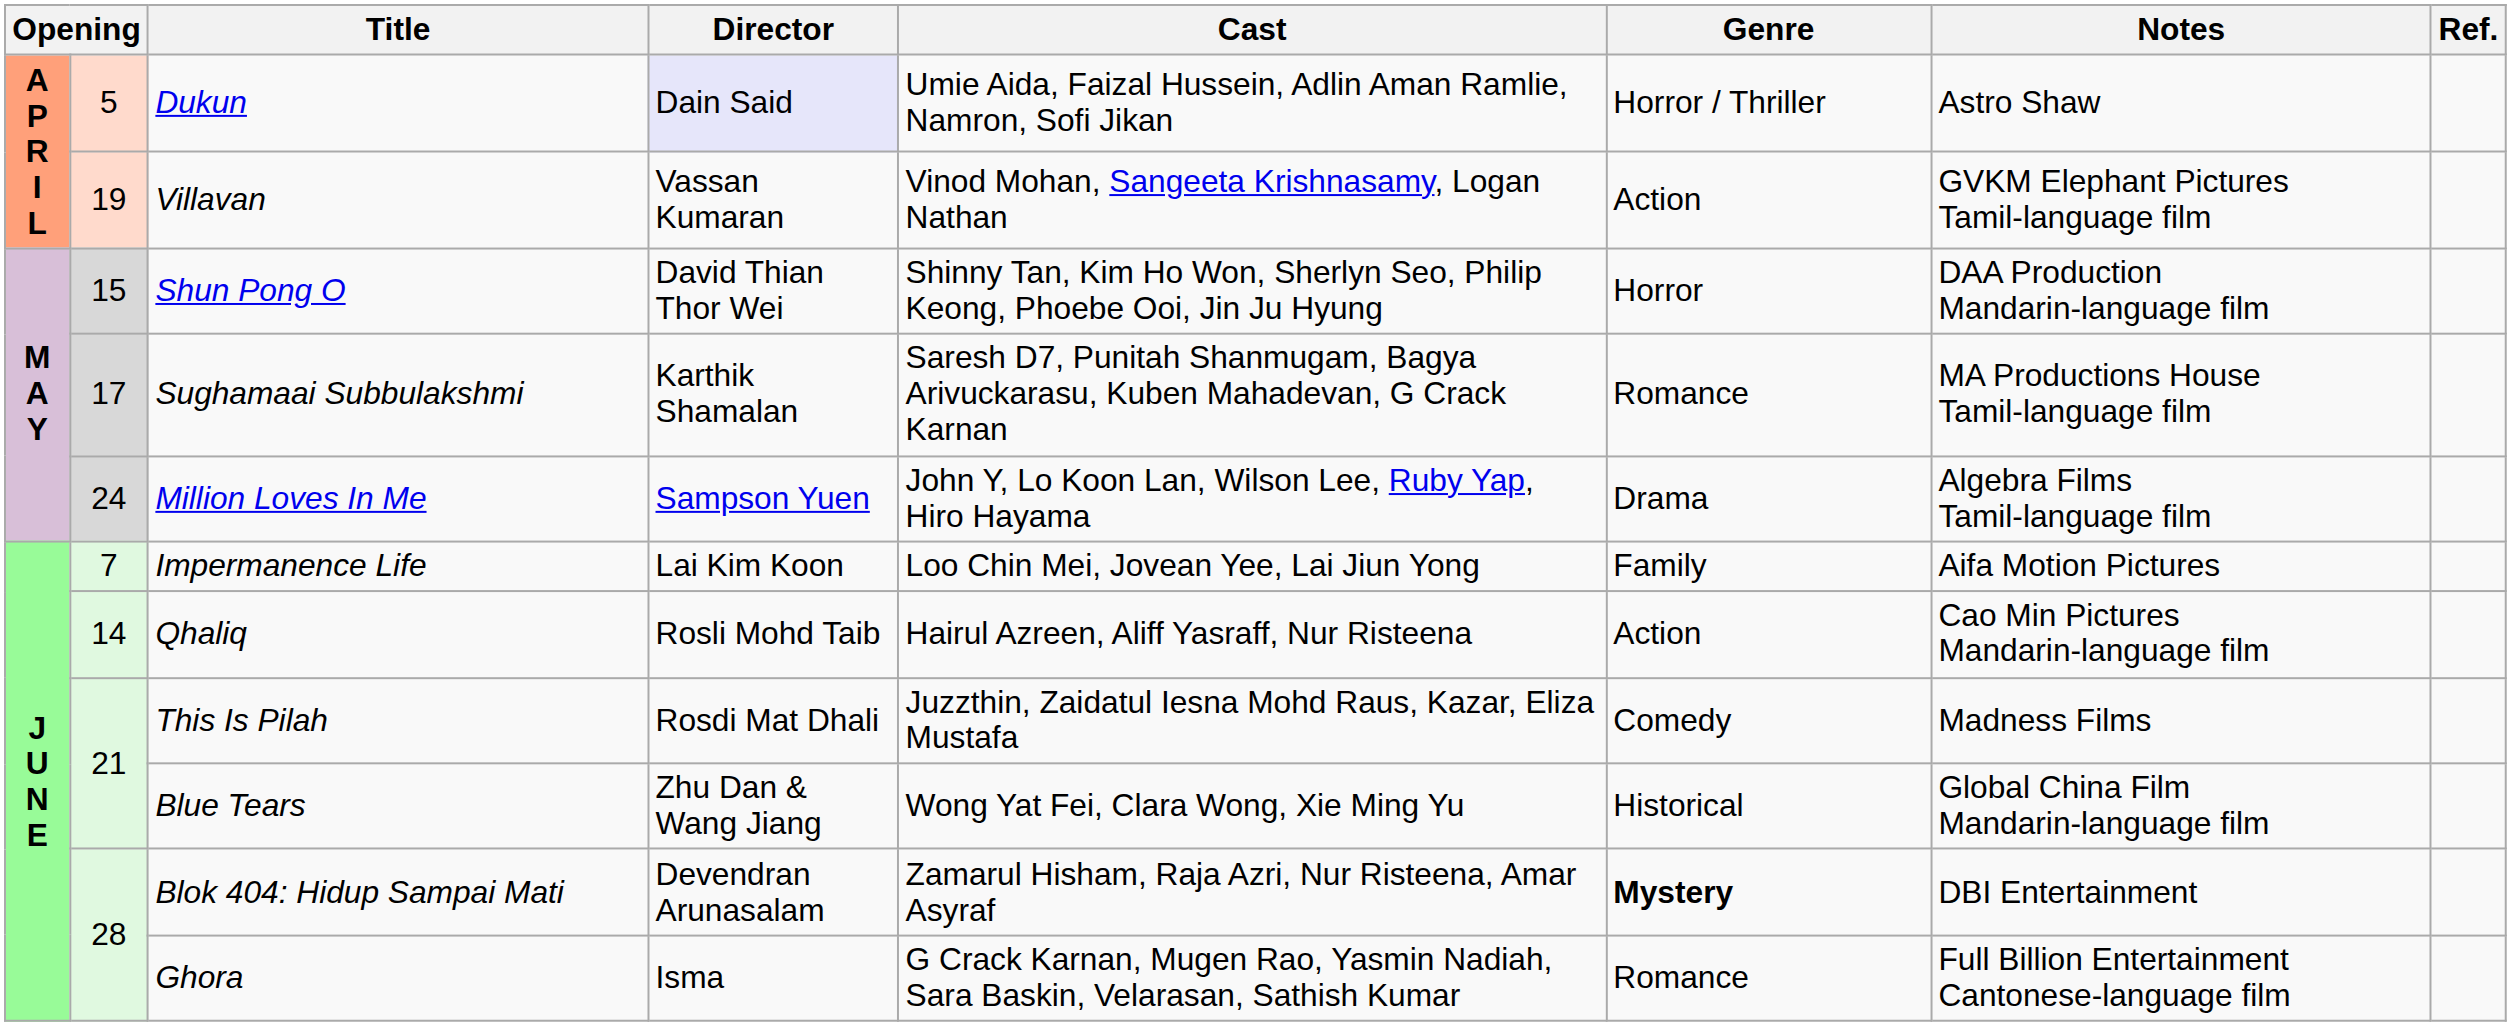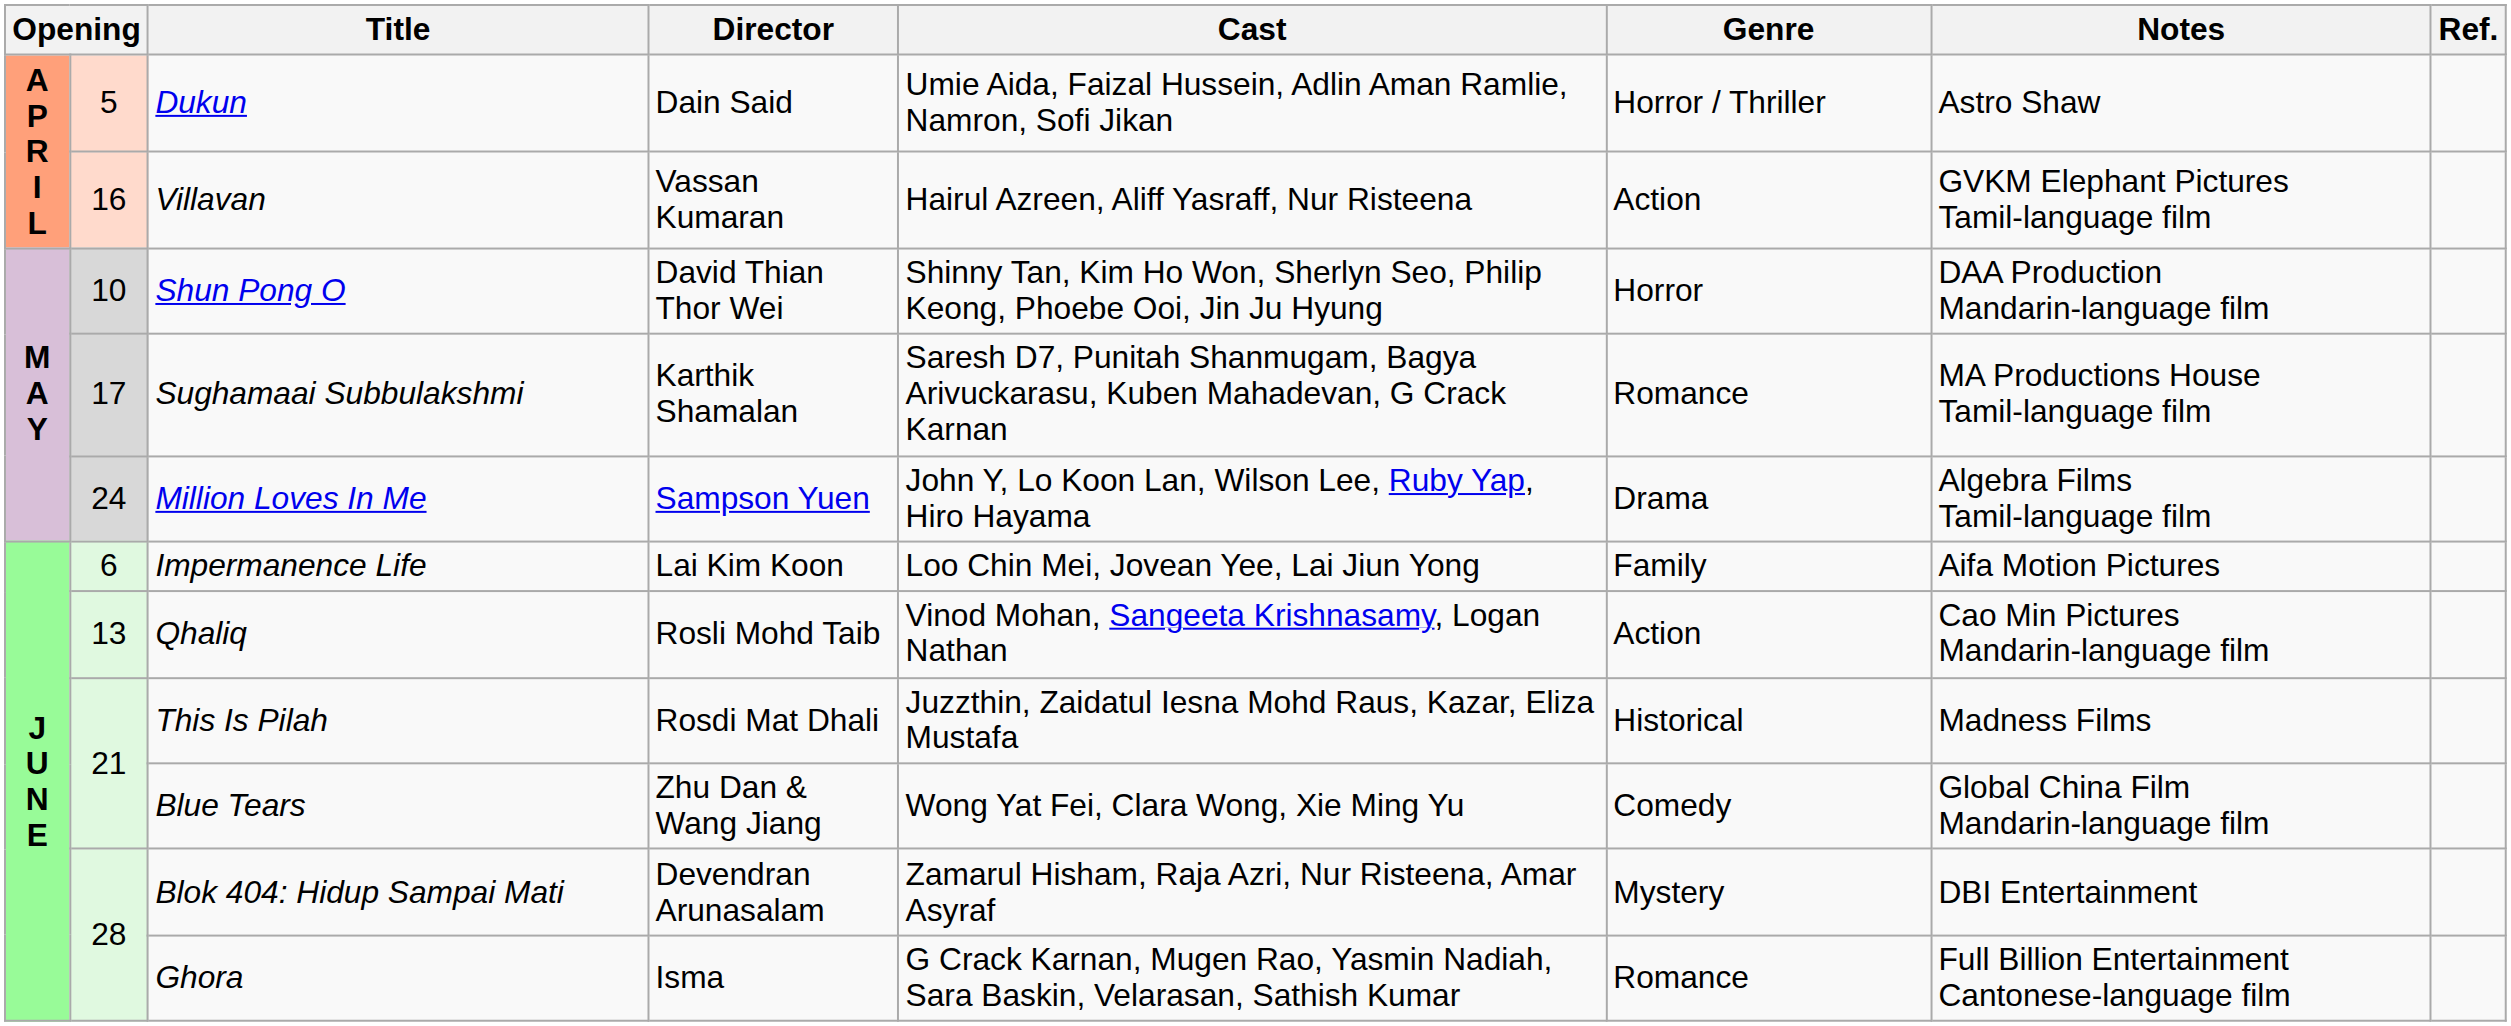(724, 102) lavender background -> (724, 102) no background
(109, 199) 19 -> (109, 199) 16
(1223, 199) Vinod Mohan, Sangeeta Krishnasamy, Logan Nathan -> (1189, 199) Hairul Azreen, Aliff Yasraff, Nur Risteena
(109, 290) 15 -> (109, 290) 10
(109, 565) 7 -> (109, 565) 6
(109, 634) 14 -> (109, 634) 13
(1189, 634) Hairul Azreen, Aliff Yasraff, Nur Risteena -> (1223, 634) Vinod Mohan, Sangeeta Krishnasamy, Logan Nathan
(1672, 719) Comedy -> (1678, 719) Historical
(1678, 805) Historical -> (1672, 805) Comedy
(1673, 891) bold -> (1669, 891) normal
